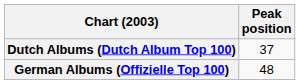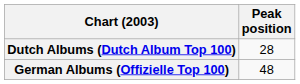(267, 49) 37 -> (267, 49) 28
